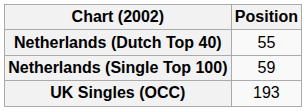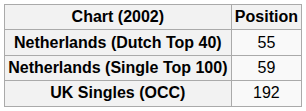(266, 93) 193 -> (266, 93) 192
